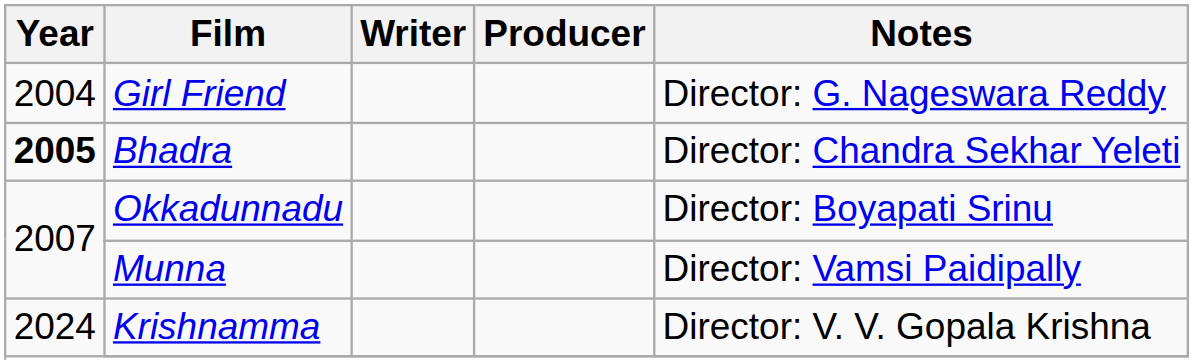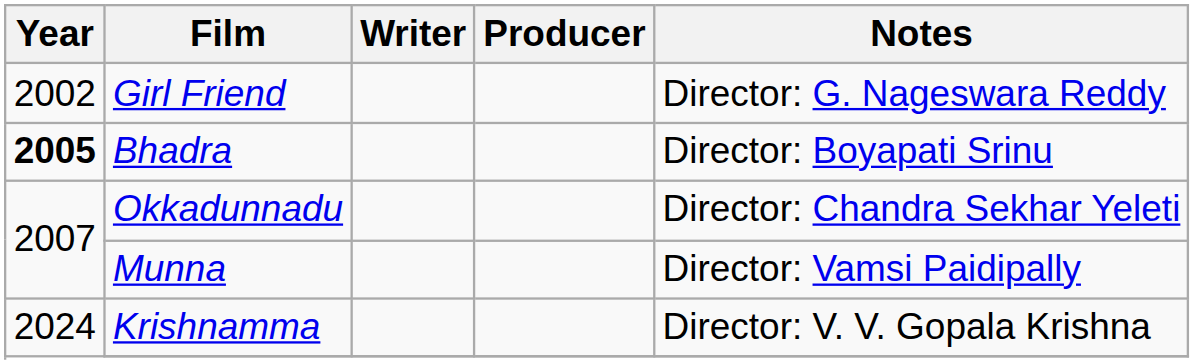(55, 92) 2004 -> (55, 92) 2002
(921, 151) Director: Chandra Sekhar Yeleti -> (858, 151) Director: Boyapati Srinu
(858, 209) Director: Boyapati Srinu -> (921, 209) Director: Chandra Sekhar Yeleti
